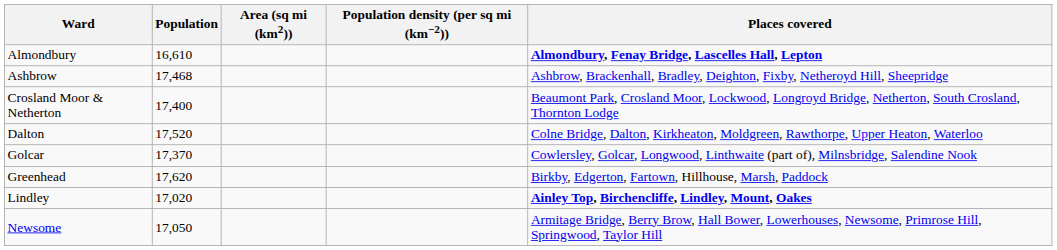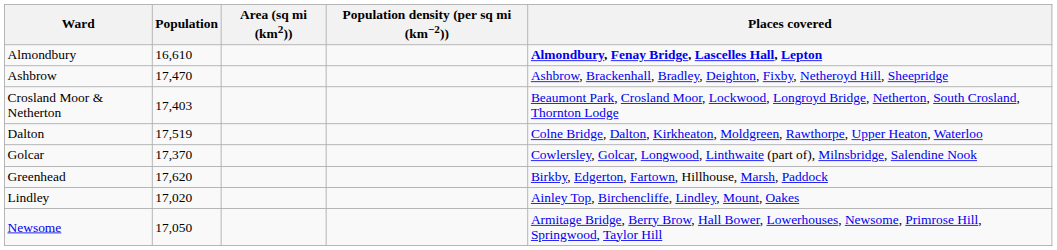(174, 76) 17,468 -> (174, 76) 17,470
(174, 105) 17,400 -> (174, 105) 17,403
(174, 134) 17,520 -> (174, 134) 17,519
(671, 198) bold -> (665, 198) normal
